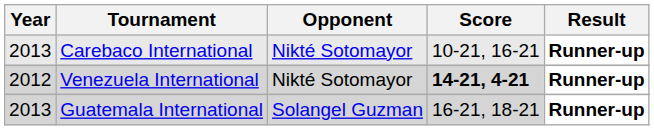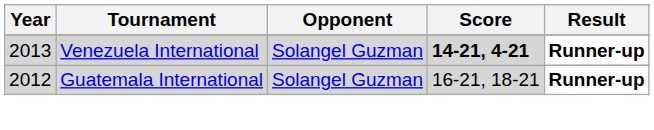- row: (156, 50)
(30, 80) 2012 -> (30, 50) 2013
(342, 80) Nikté Sotomayor -> (347, 50) Solangel Guzman
(30, 110) 2013 -> (30, 80) 2012
